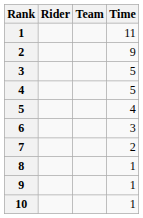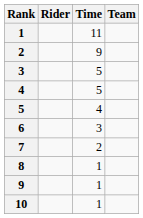columns swapped: (90, 14) <-> (123, 14)
